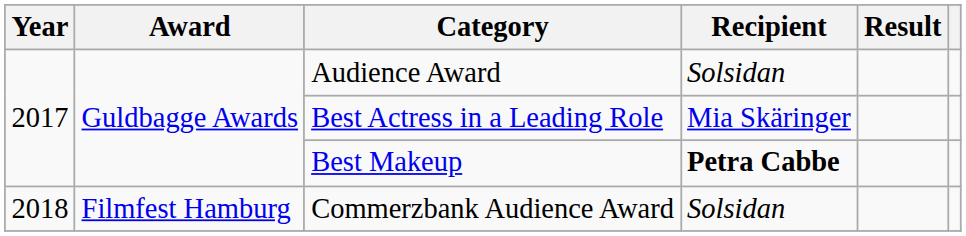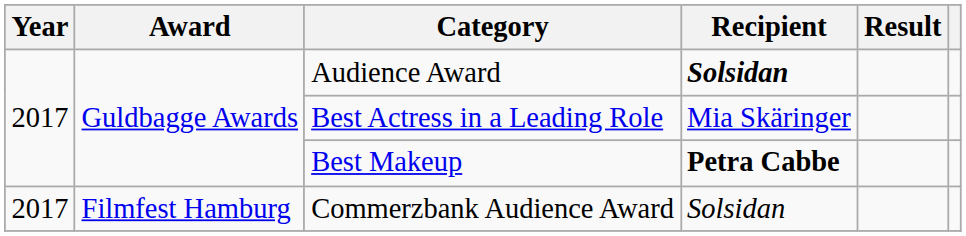(736, 72) normal -> (738, 72) bold
(40, 207) 2018 -> (40, 207) 2017
